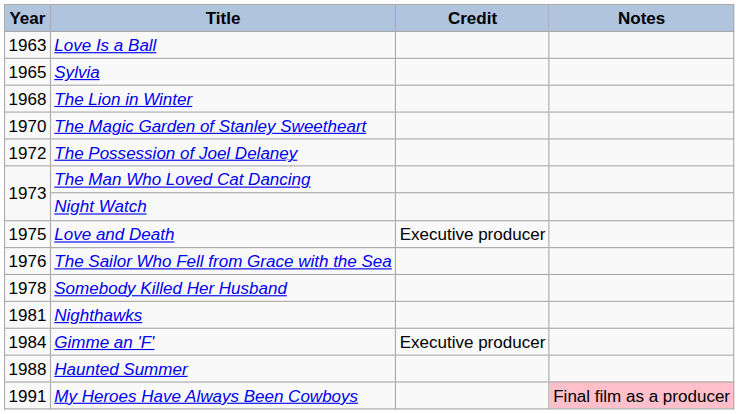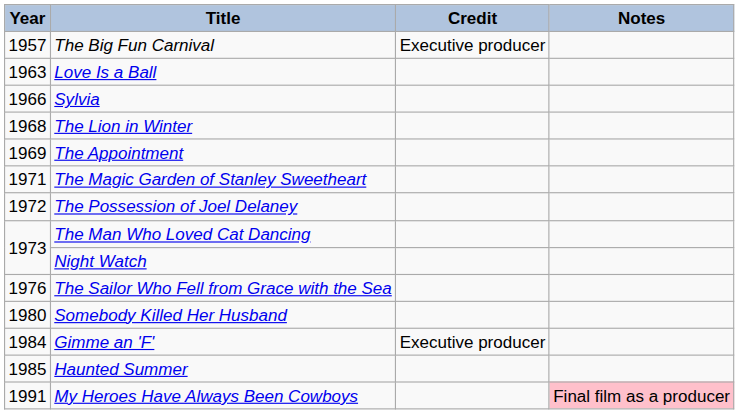+ row: (134, 45)
(27, 72) 1965 -> (27, 99) 1966
+ row: (119, 153)
(27, 126) 1970 -> (27, 180) 1971
- row: (114, 234)
(27, 288) 1978 -> (27, 315) 1980
- row: (98, 315)
(27, 369) 1988 -> (27, 369) 1985
